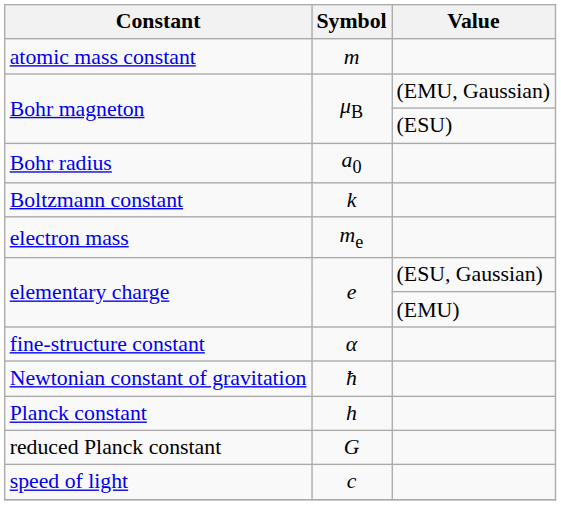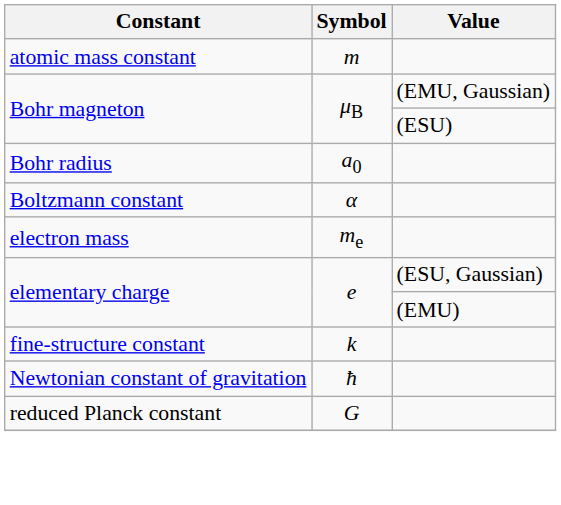(352, 200) k -> (352, 200) α
(352, 343) α -> (352, 343) k
- row: (78, 412)
- row: (69, 481)
